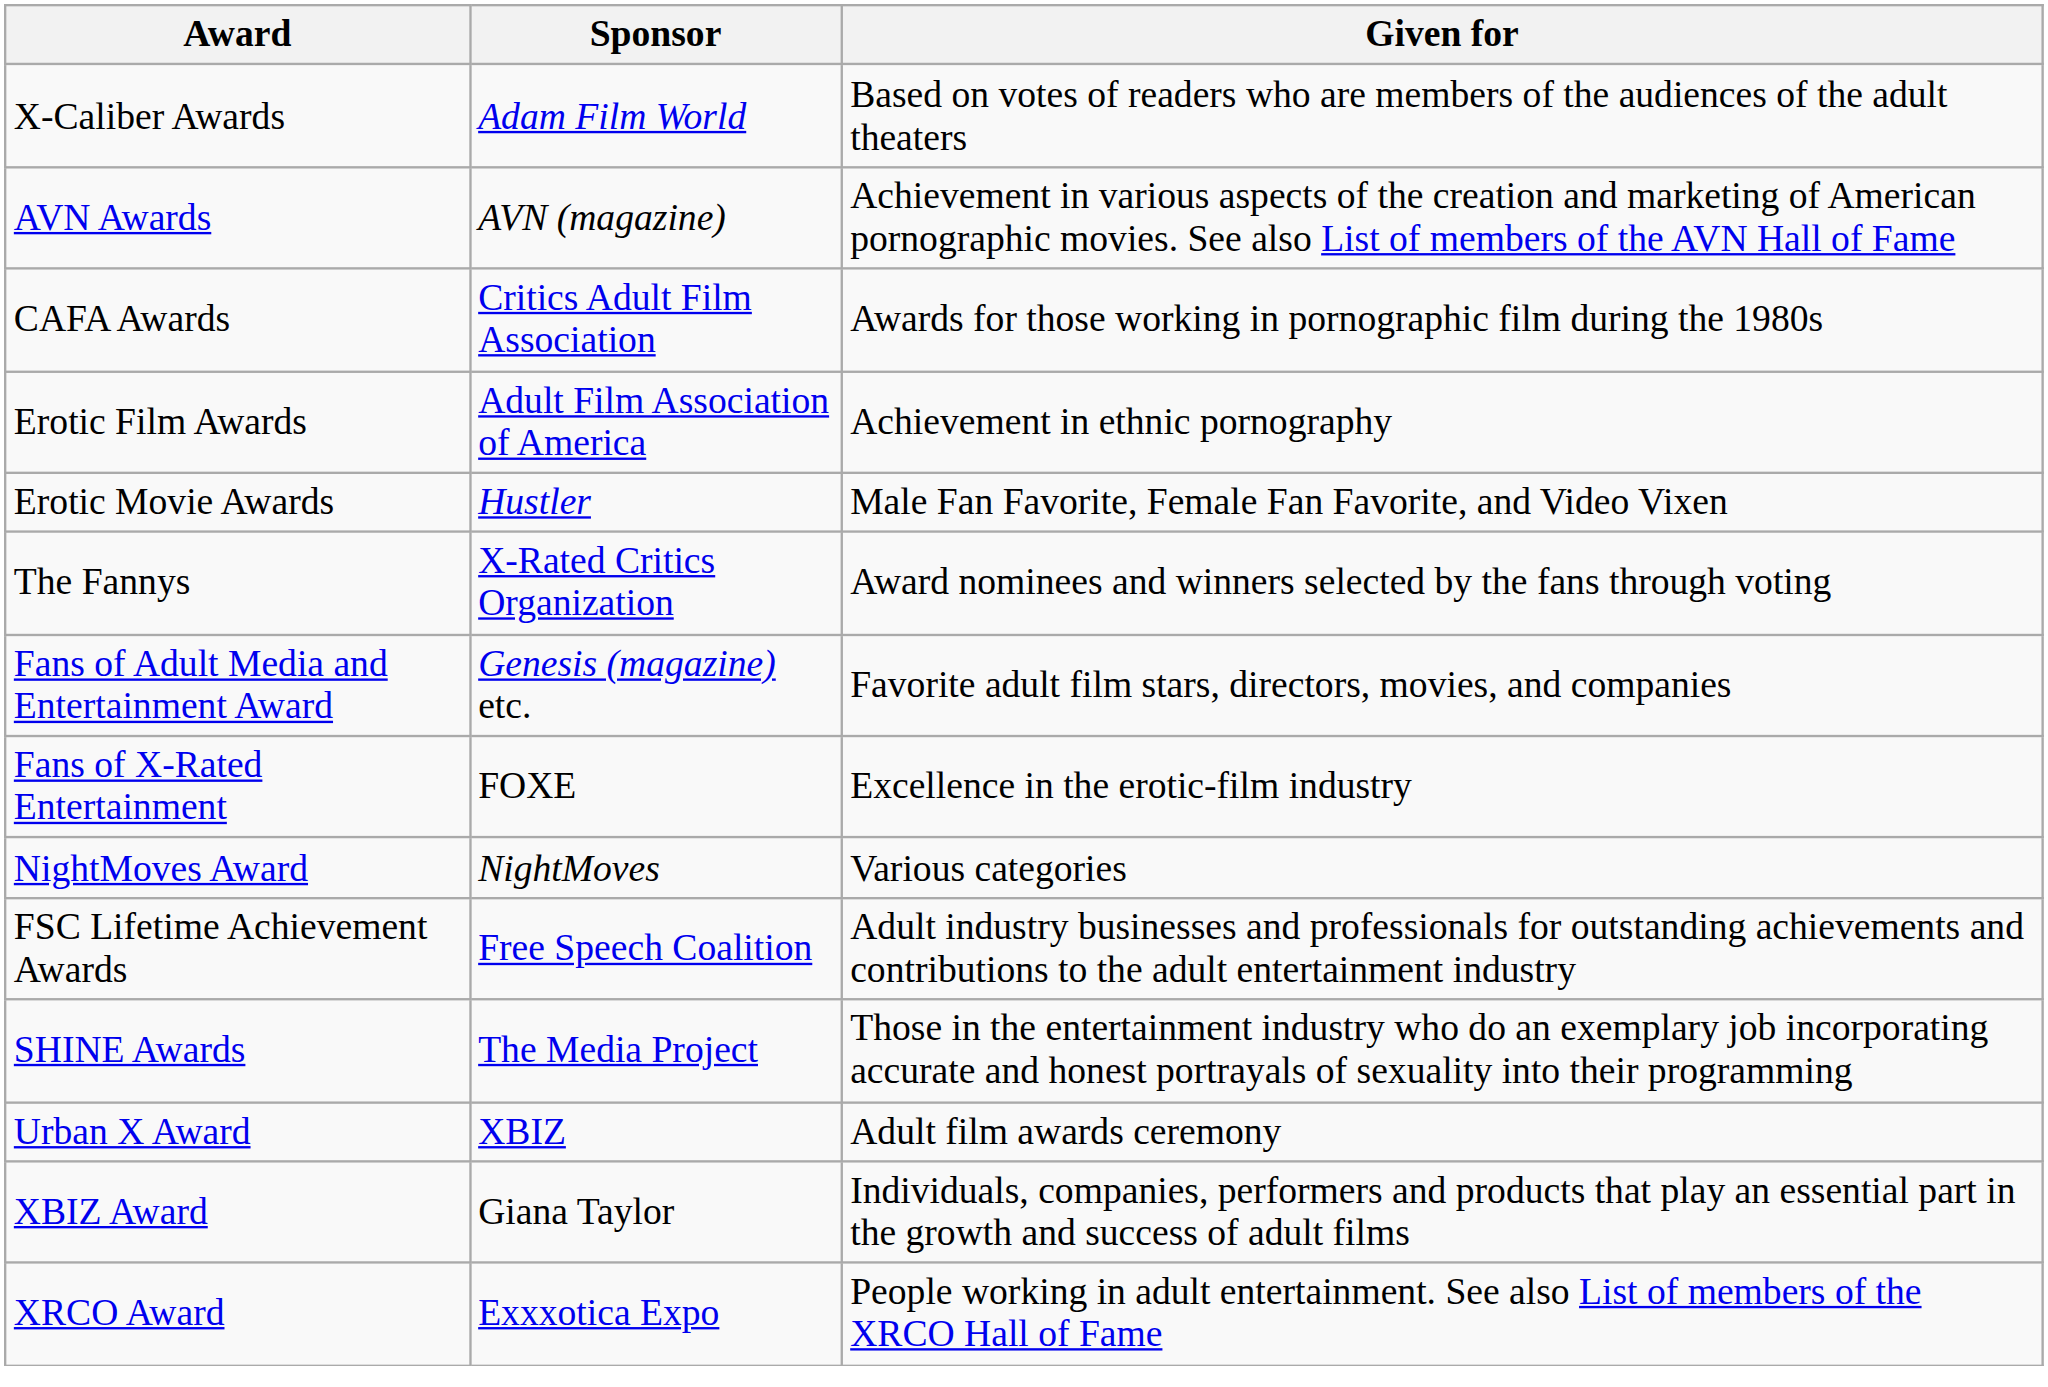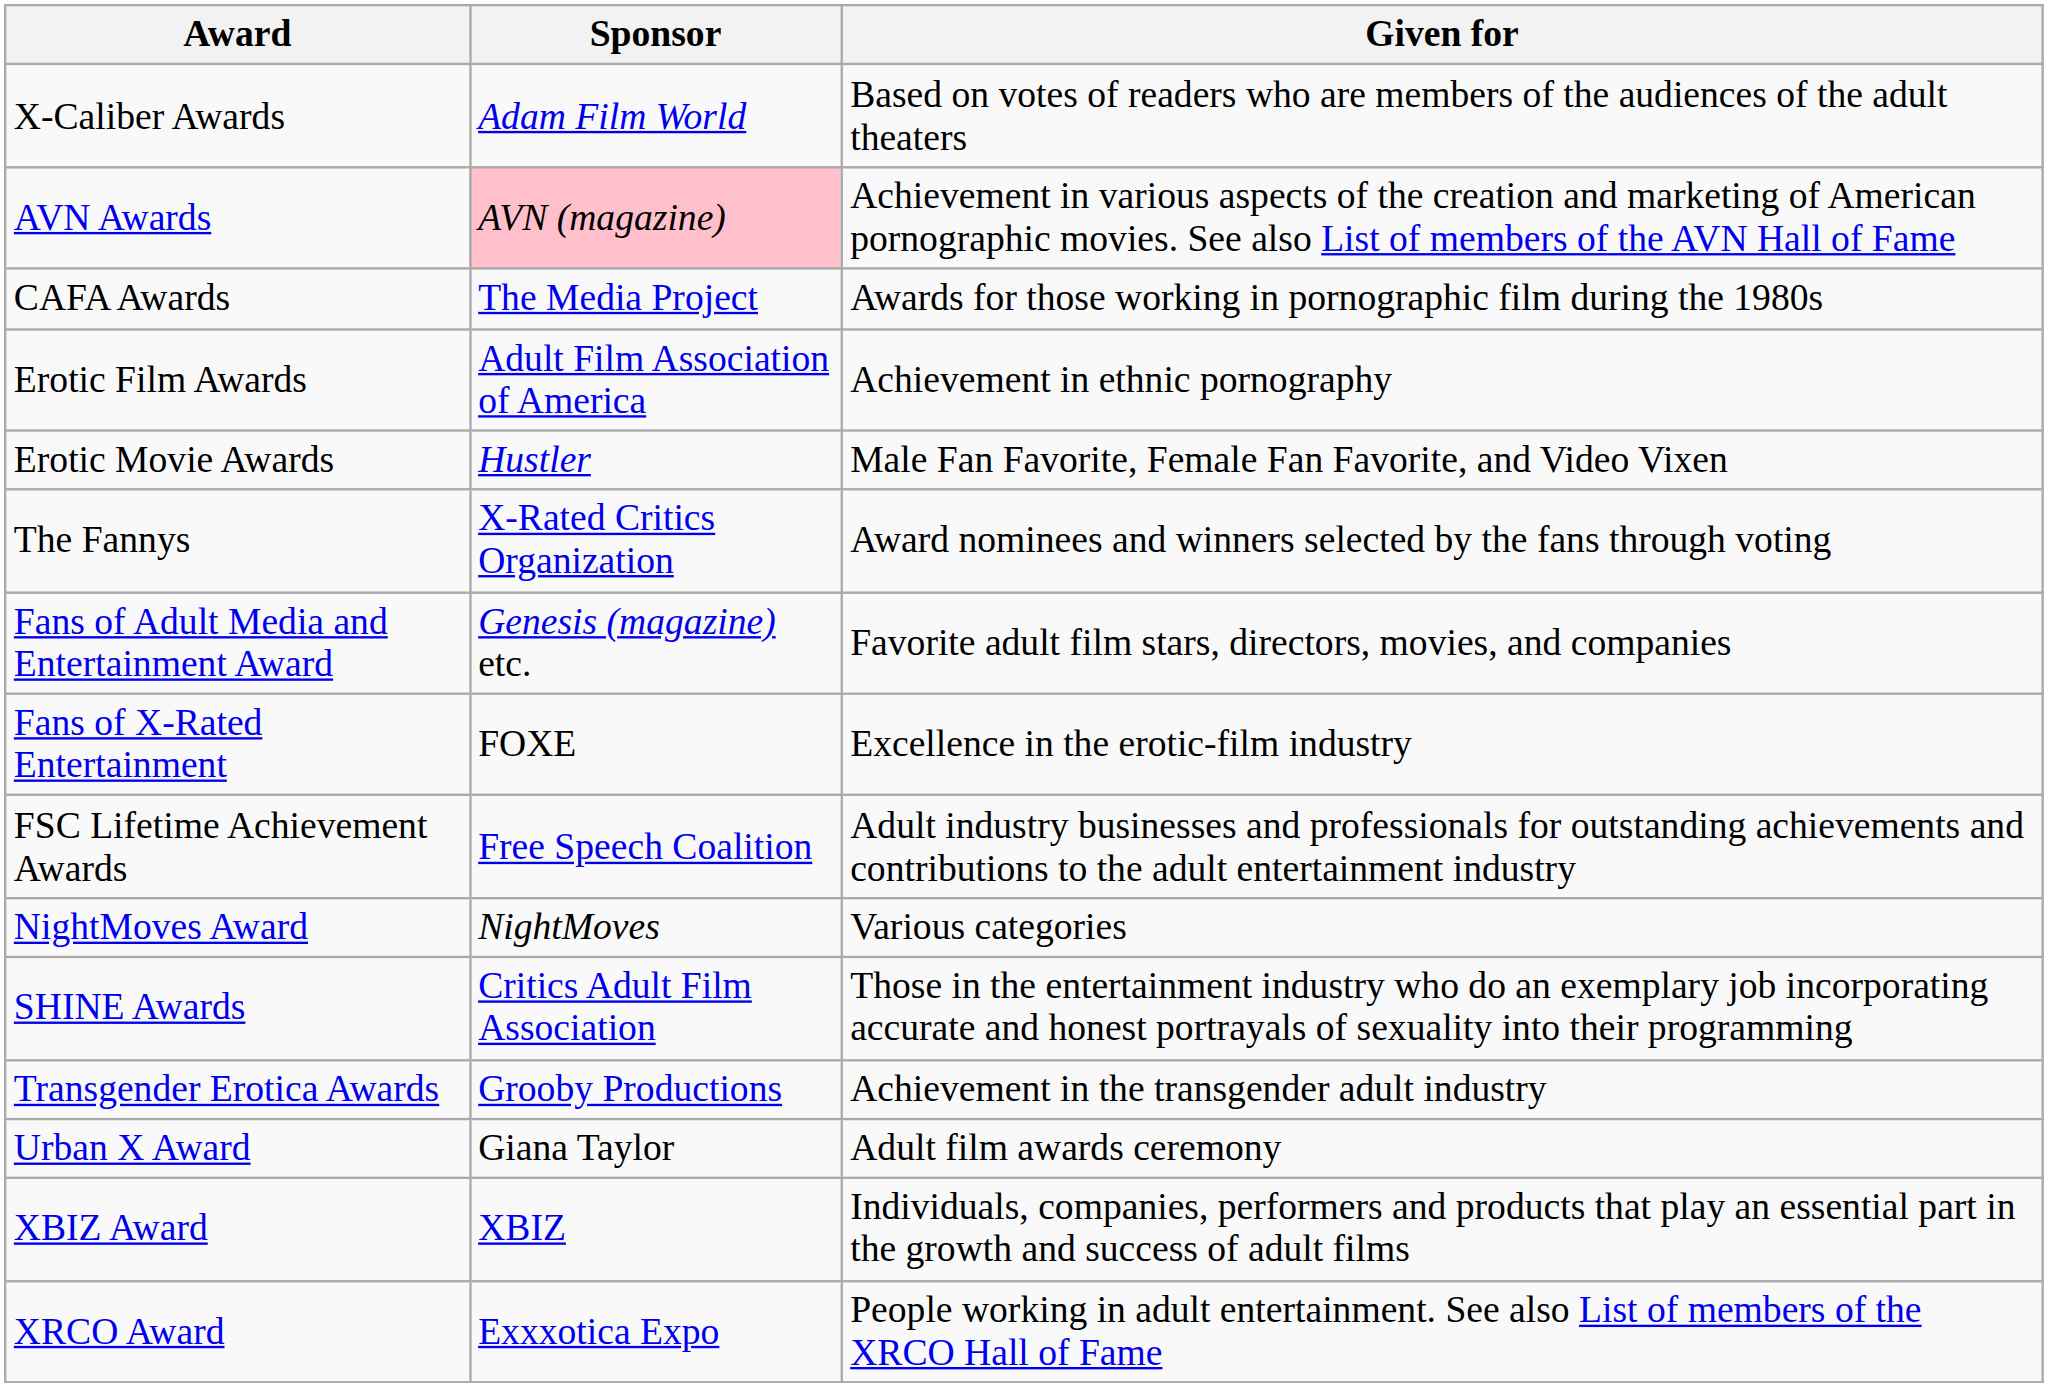(602, 217) no background -> (602, 217) pink background
(615, 318) Critics Adult Film Association -> (618, 297) The Media Project
rows swapped: (221, 947) <-> (161, 867)
(618, 1049) The Media Project -> (615, 1007) Critics Adult Film Association
+ row: (227, 1088)
(522, 1130) XBIZ -> (576, 1147) Giana Taylor
(576, 1211) Giana Taylor -> (522, 1228) XBIZ
